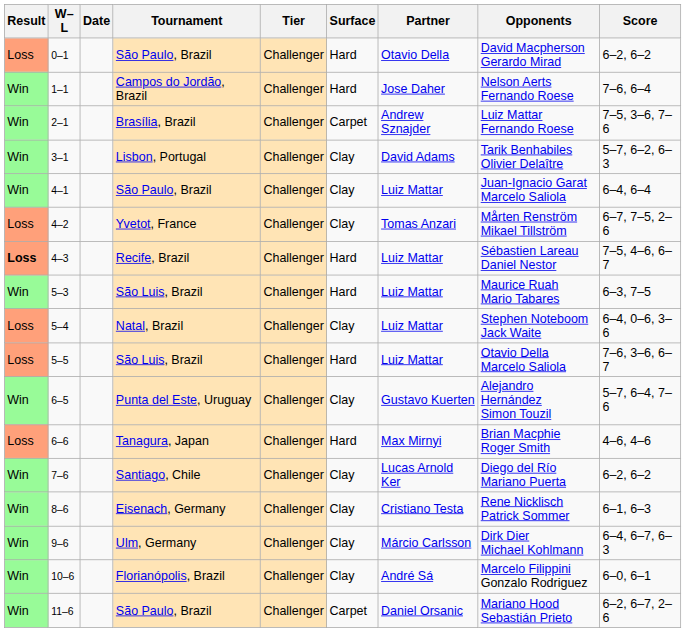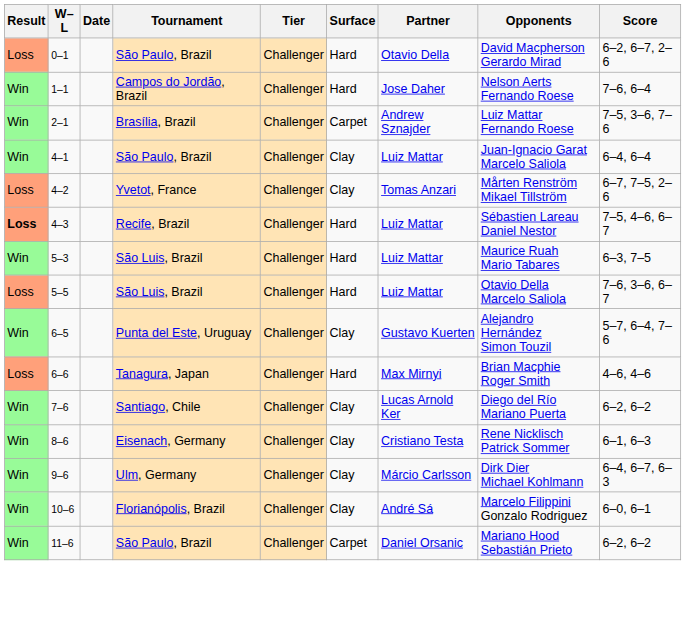(627, 55) 6–2, 6–2 -> (637, 55) 6–2, 6–7, 2–6
- row: (60, 157)
- row: (60, 326)
(637, 610) 6–2, 6–7, 2–6 -> (627, 542) 6–2, 6–2
